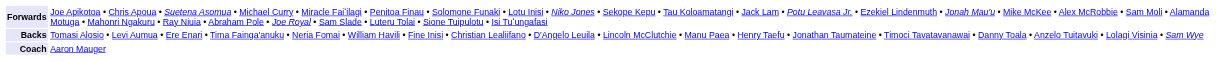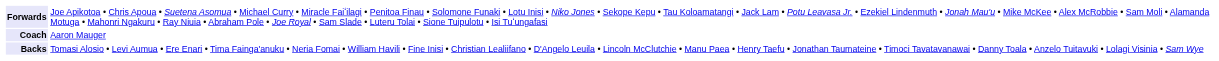rows swapped: (34, 35) <-> (33, 49)
